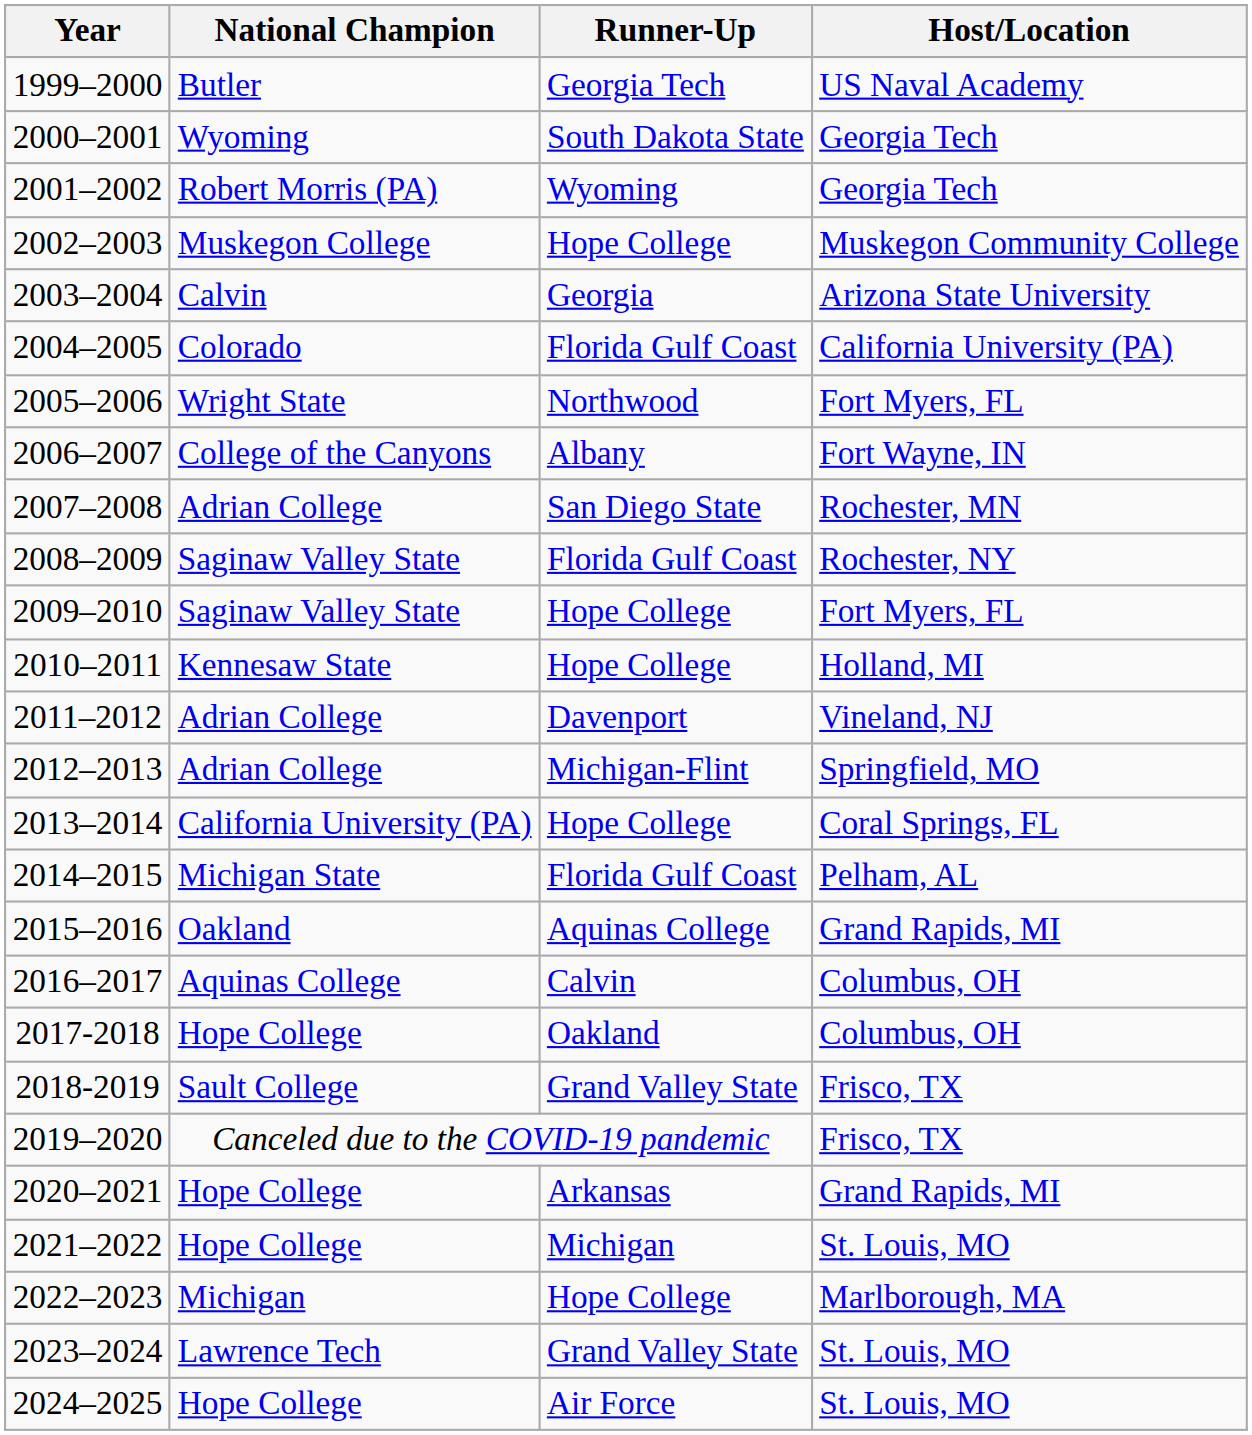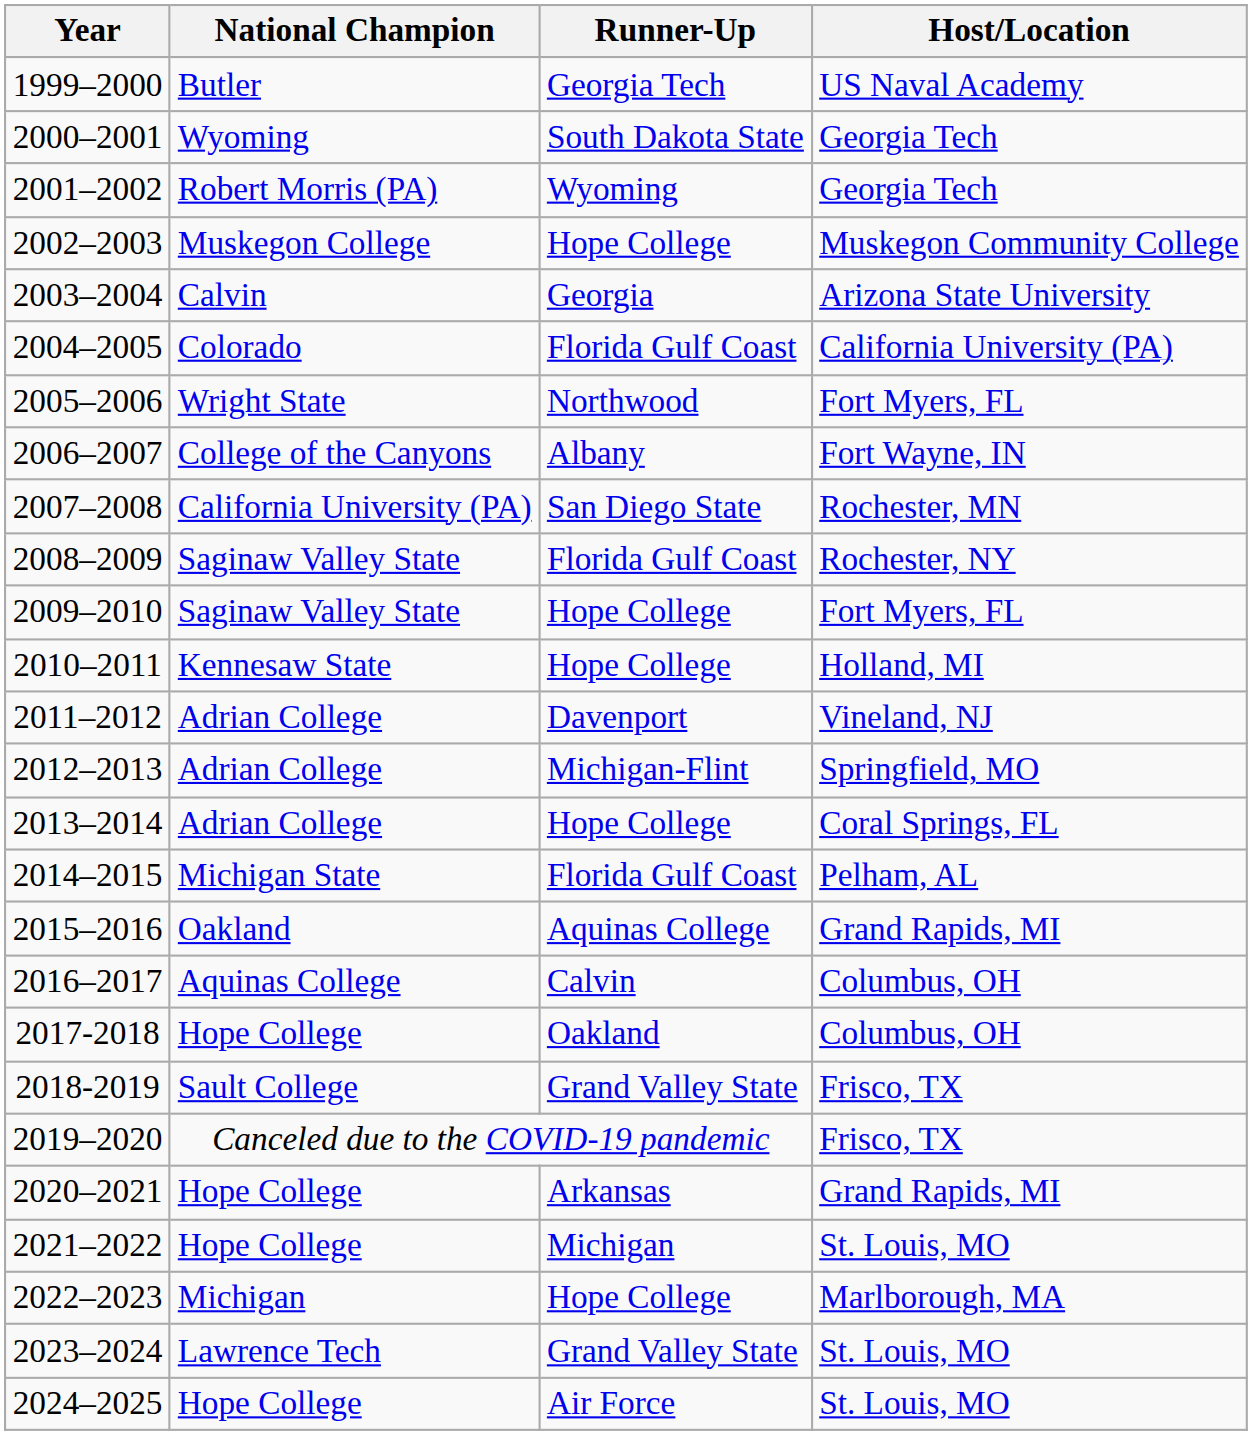(280, 505) Adrian College -> (355, 505) California University (PA)
(355, 822) California University (PA) -> (280, 822) Adrian College
